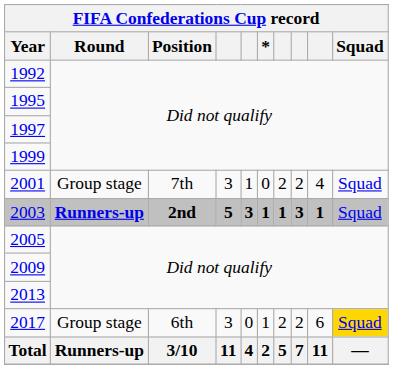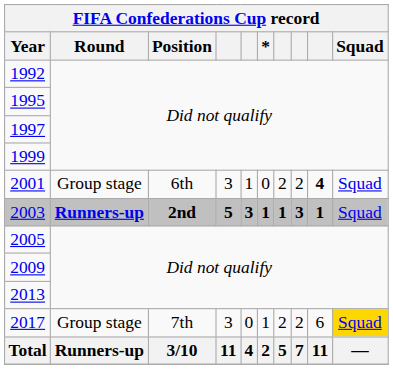(182, 184) 7th -> (182, 184) 6th
(320, 184) normal -> (320, 184) bold
(182, 322) 6th -> (182, 322) 7th
